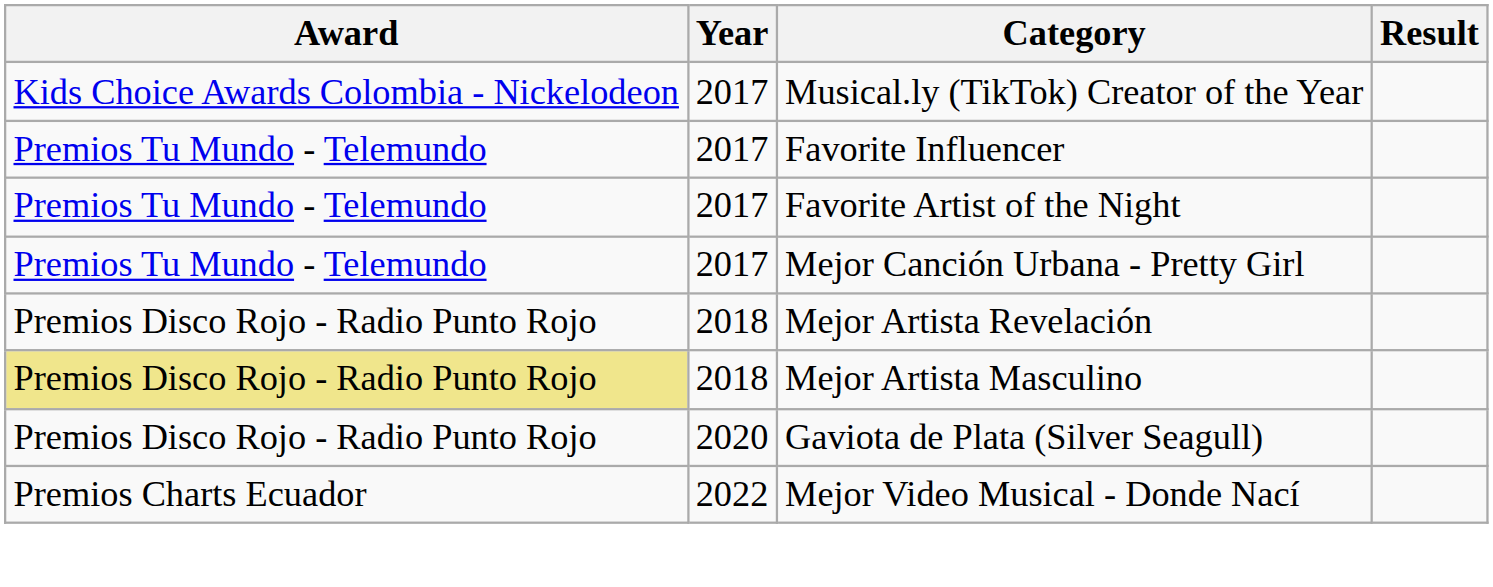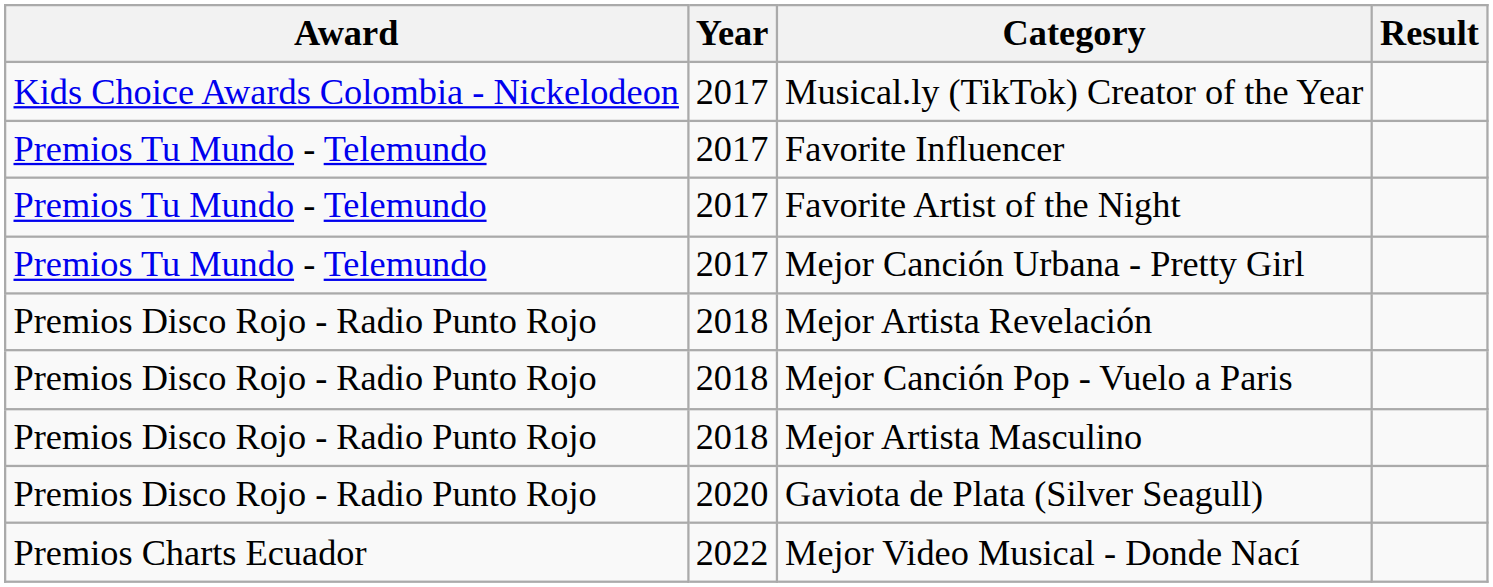+ row: (1039, 378)
(305, 378) khaki background -> (305, 436) no background
